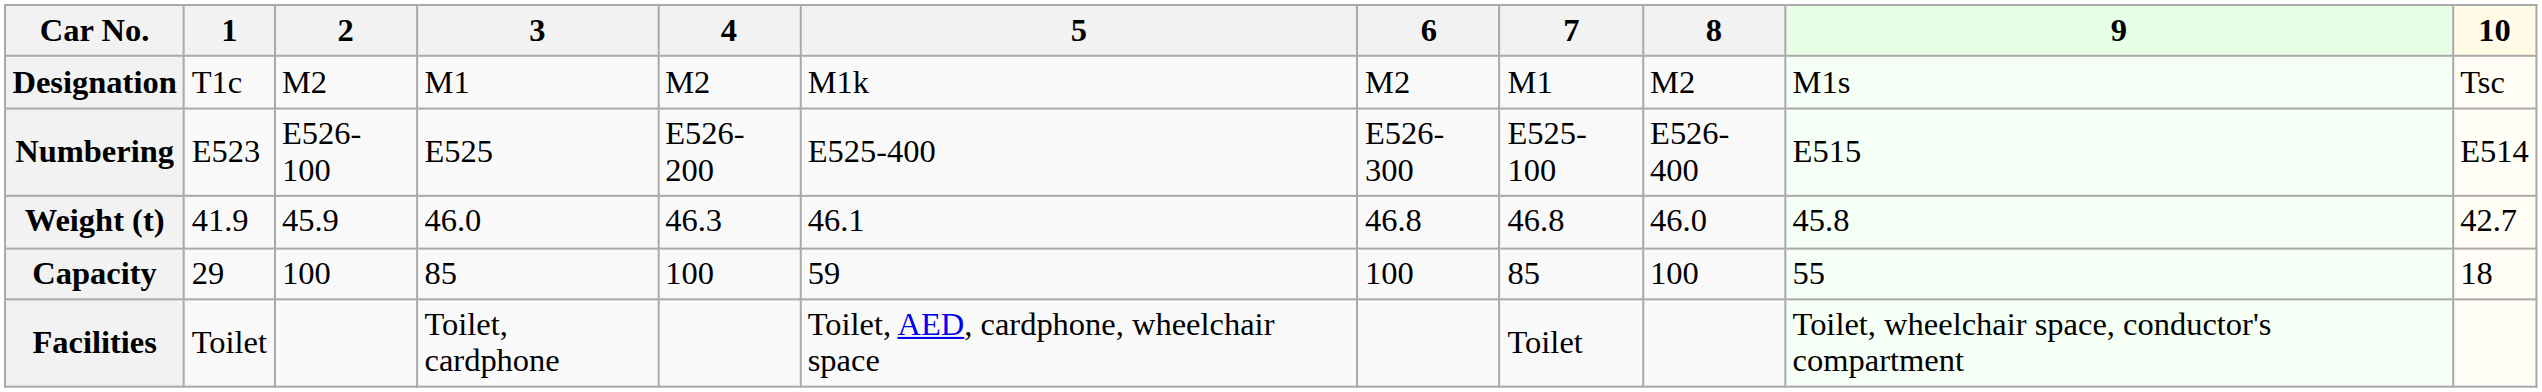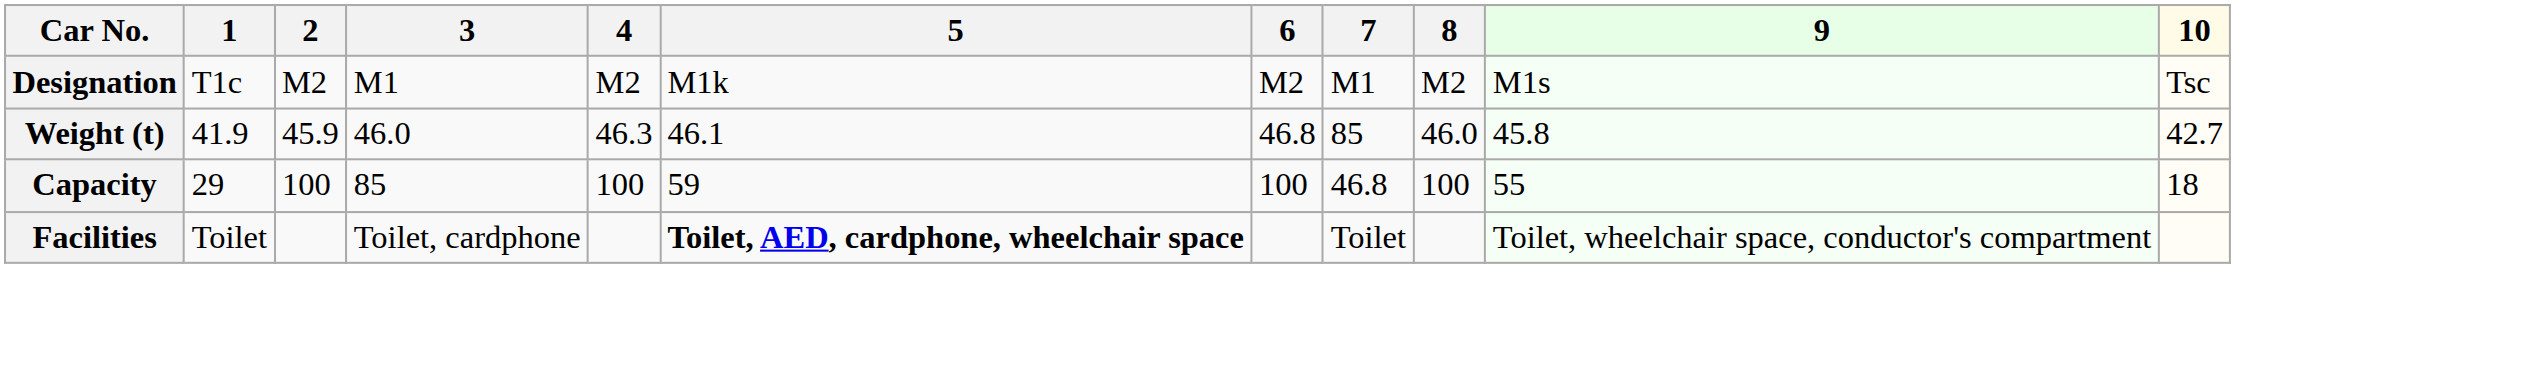- row: (95, 151)
(1536, 221) 46.8 -> (1347, 133) 85
(1524, 272) 85 -> (1359, 184) 46.8
(1041, 342) normal -> (956, 236) bold
